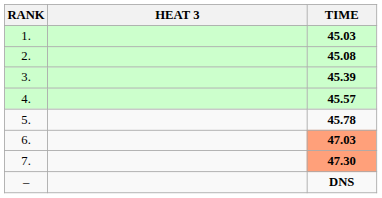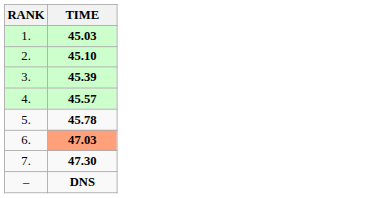- column: (177, 15)
(342, 57) 45.08 -> (82, 57) 45.10
(342, 161) lightsalmon background -> (82, 161) no background
